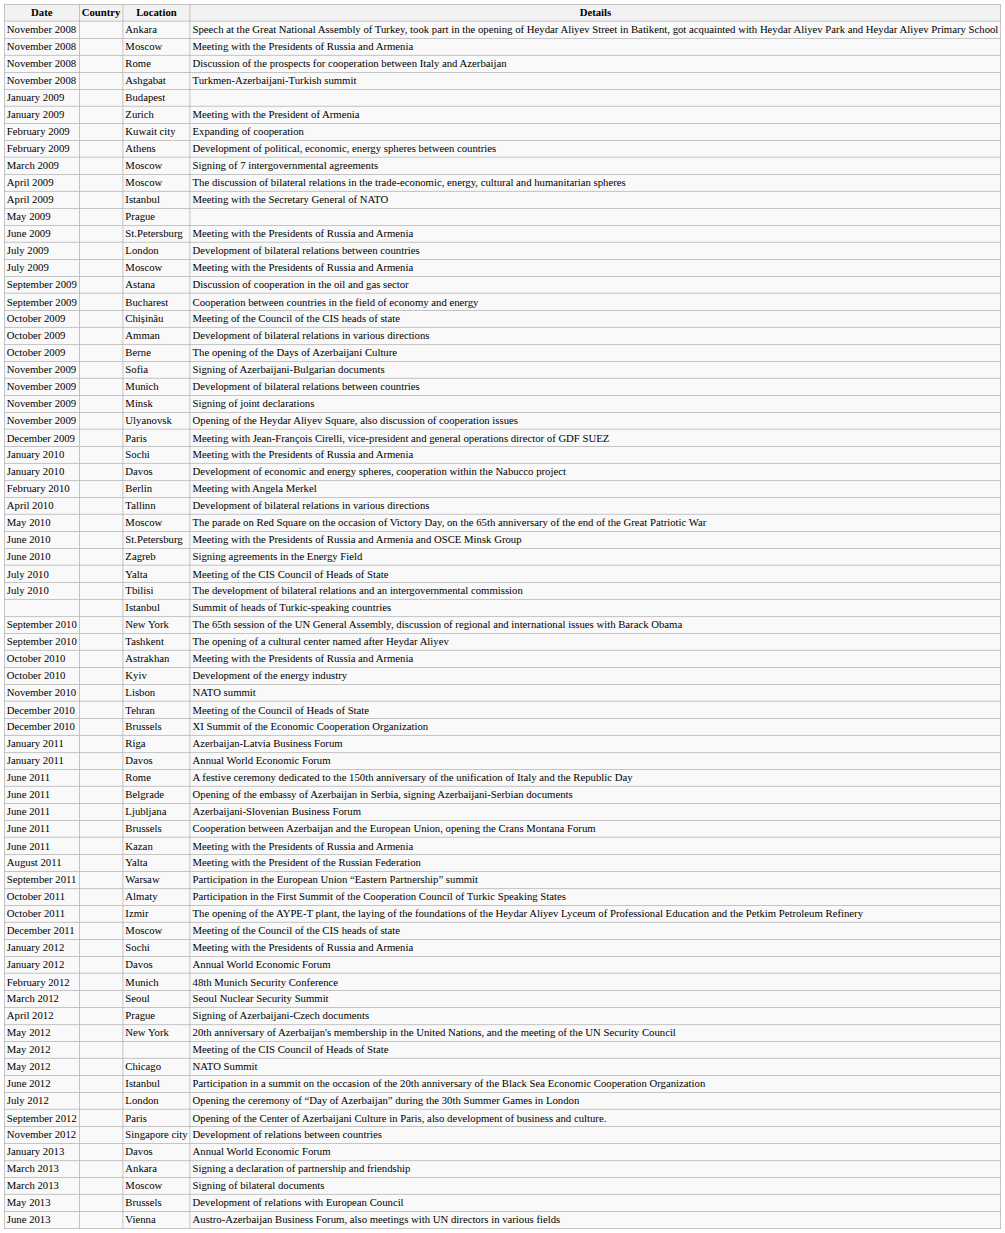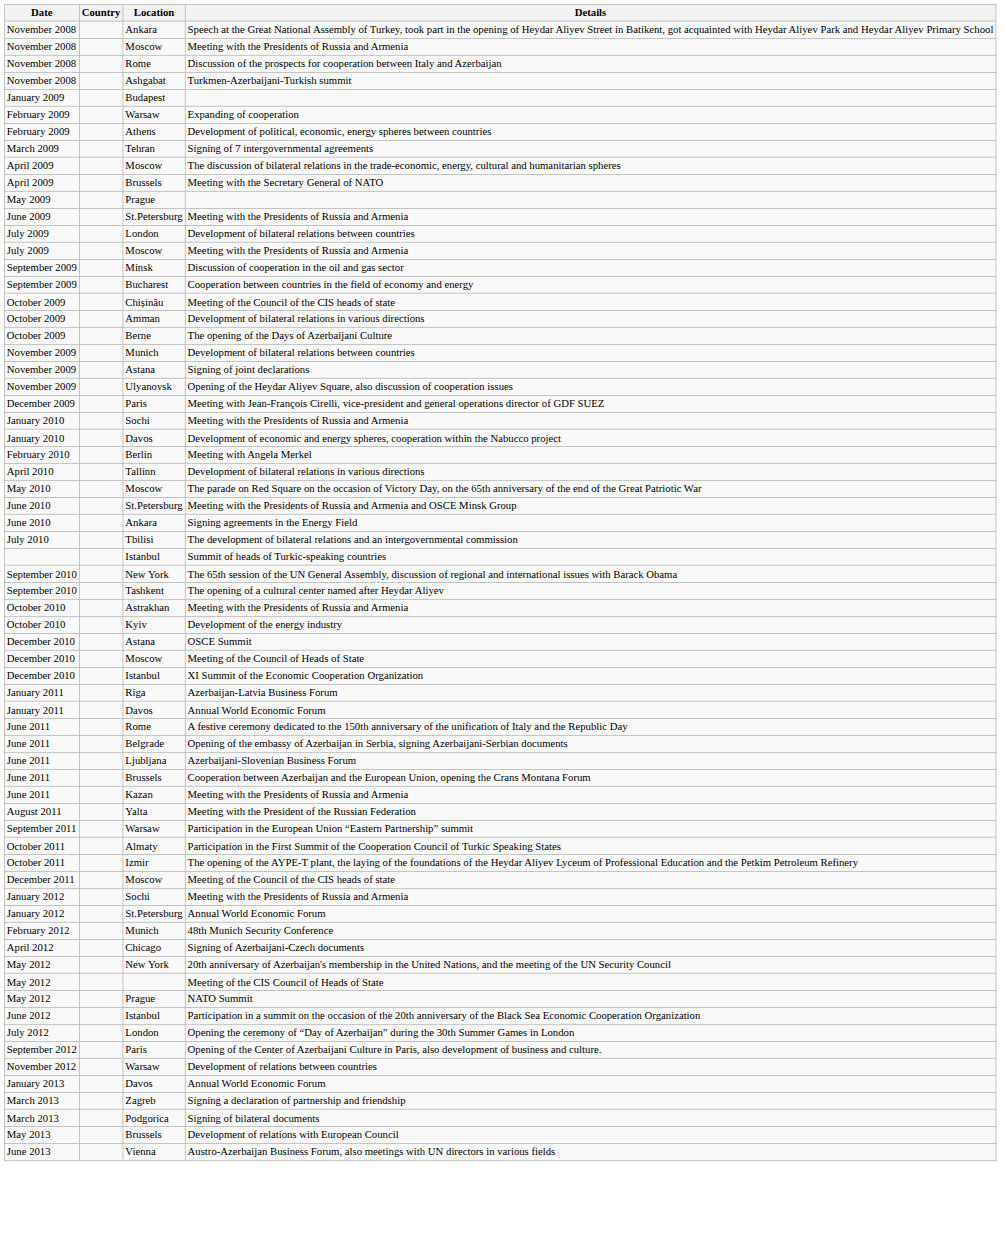- row: (36, 115)
(151, 132) Kuwait city -> (142, 115) Warsaw
(144, 166) Moscow -> (140, 149) Tehran
(143, 200) Istanbul -> (144, 183) Brussels
(140, 285) Astana -> (139, 268) Minsk
- row: (41, 370)
(139, 404) Minsk -> (140, 370) Astana
(141, 557) Zagreb -> (141, 523) Ankara
- row: (28, 574)
- row: (41, 693)
+ row: (41, 642)
(140, 710) Tehran -> (144, 659) Moscow
(144, 727) Brussels -> (143, 676) Istanbul
(139, 965) Davos -> (154, 914) St.Petersburg
- row: (33, 999)
(140, 1016) Prague -> (143, 948) Chicago
(143, 1067) Chicago -> (140, 999) Prague
(156, 1135) Singapore city -> (142, 1067) Warsaw
(141, 1169) Ankara -> (141, 1101) Zagreb
(144, 1186) Moscow -> (147, 1118) Podgorica
